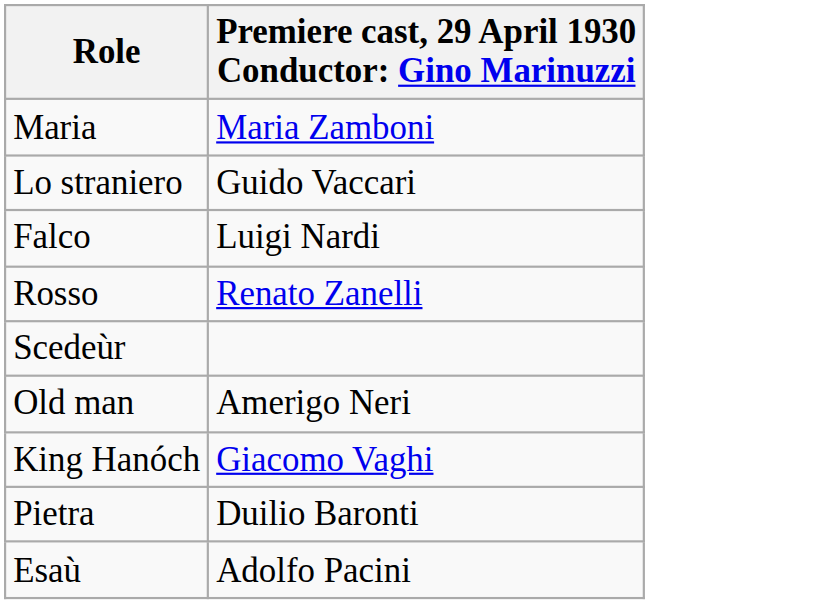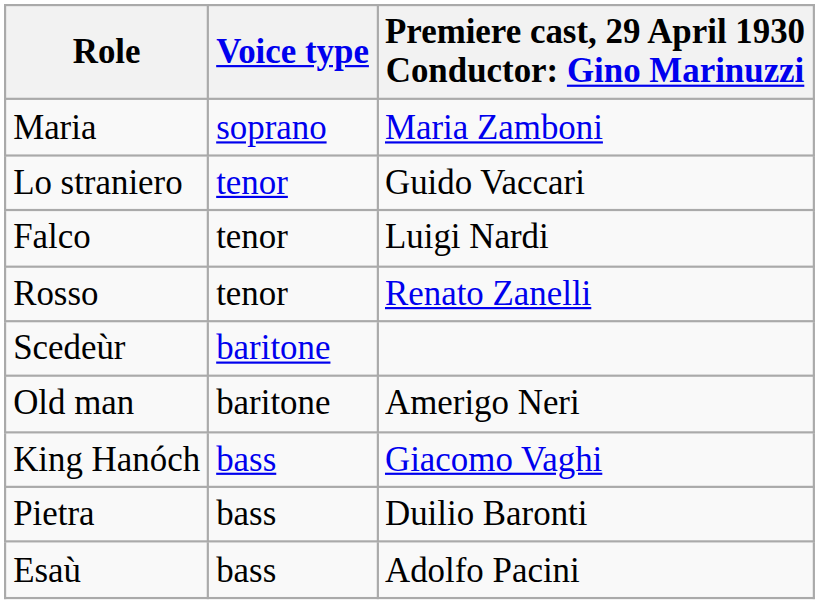+ column: (293, 51)
